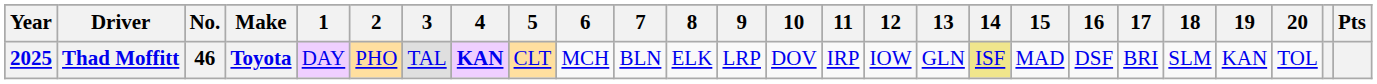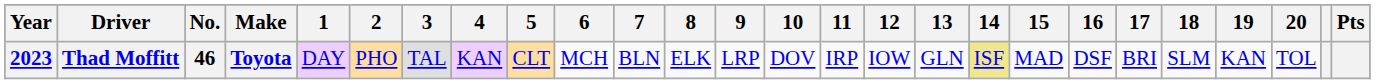(31, 59) 2025 -> (31, 59) 2023
(480, 59) bold -> (480, 59) normal
